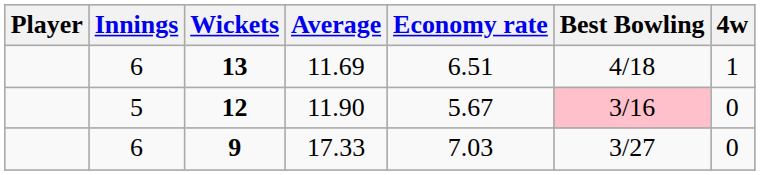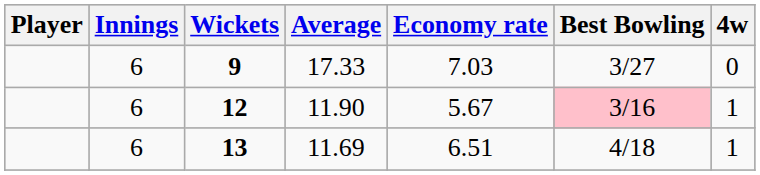rows swapped: (235, 66) <-> (235, 148)
(136, 107) 5 -> (136, 107) 6
(732, 107) 0 -> (732, 107) 1
